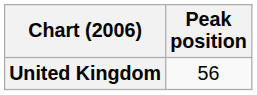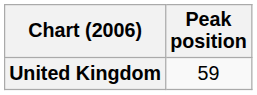(208, 73) 56 -> (208, 73) 59
